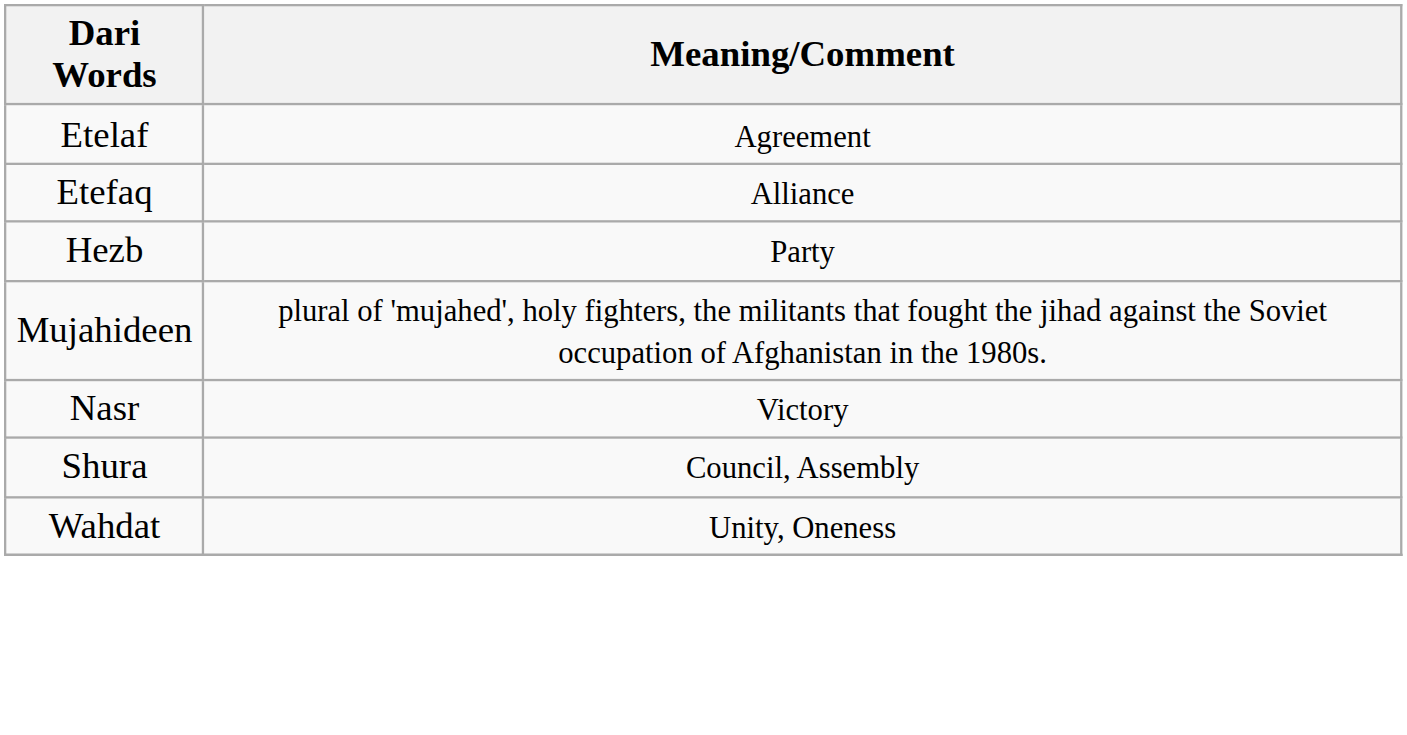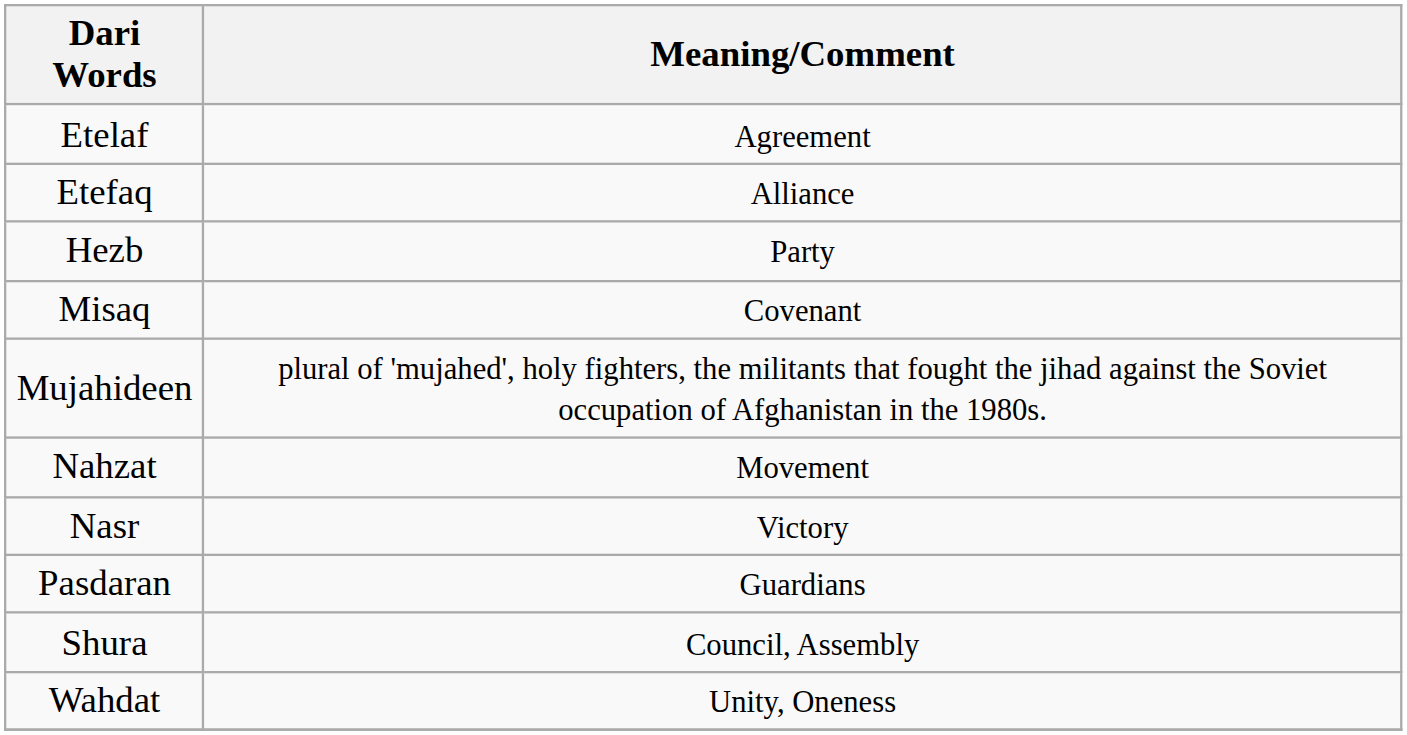+ row: (105, 308)
+ row: (105, 466)
+ row: (105, 583)
